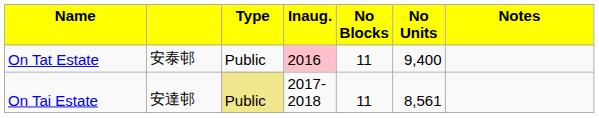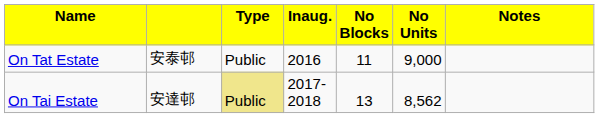(304, 60) pink background -> (304, 60) no background
(423, 60) 9,400 -> (423, 60) 9,000
(364, 100) 11 -> (364, 100) 13
(423, 100) 8,561 -> (423, 100) 8,562
